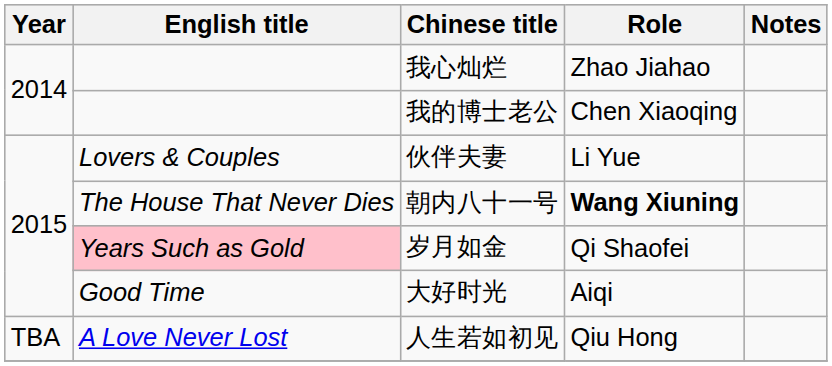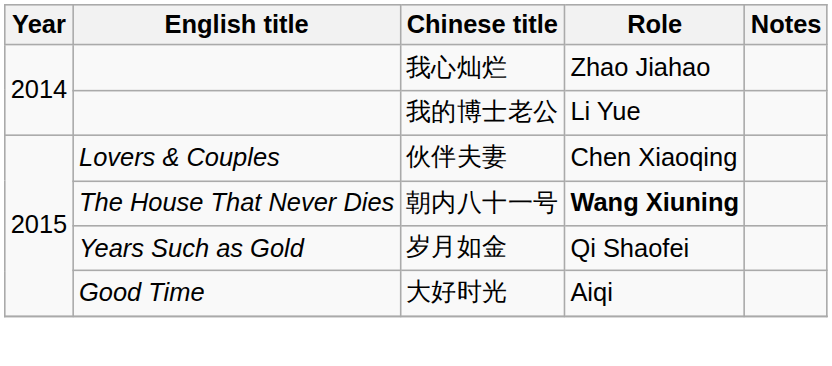(654, 112) Chen Xiaoqing -> (606, 112) Li Yue
(606, 157) Li Yue -> (654, 157) Chen Xiaoqing
(191, 247) pink background -> (191, 247) no background
- row: (482, 337)
